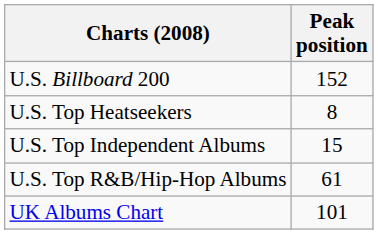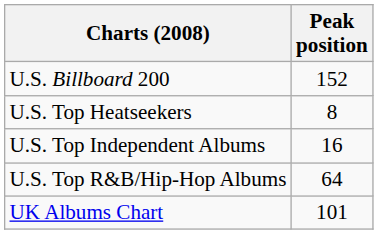(332, 145) 15 -> (332, 145) 16
(332, 178) 61 -> (332, 178) 64
